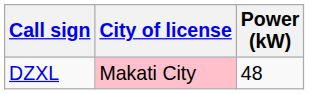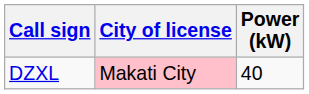(252, 72) 48 -> (252, 72) 40
